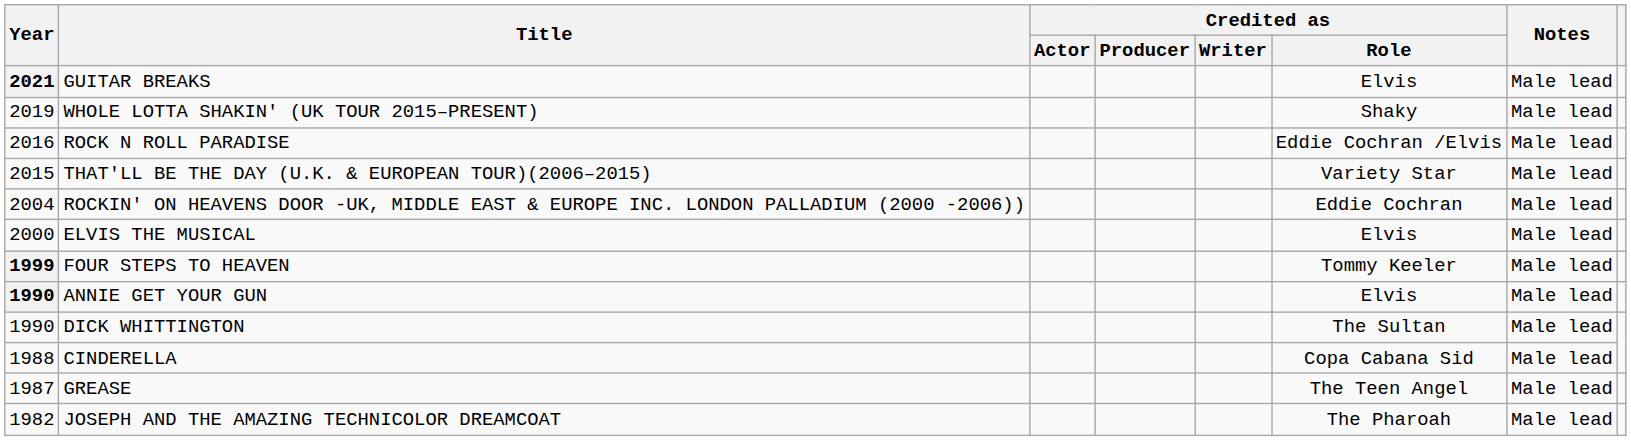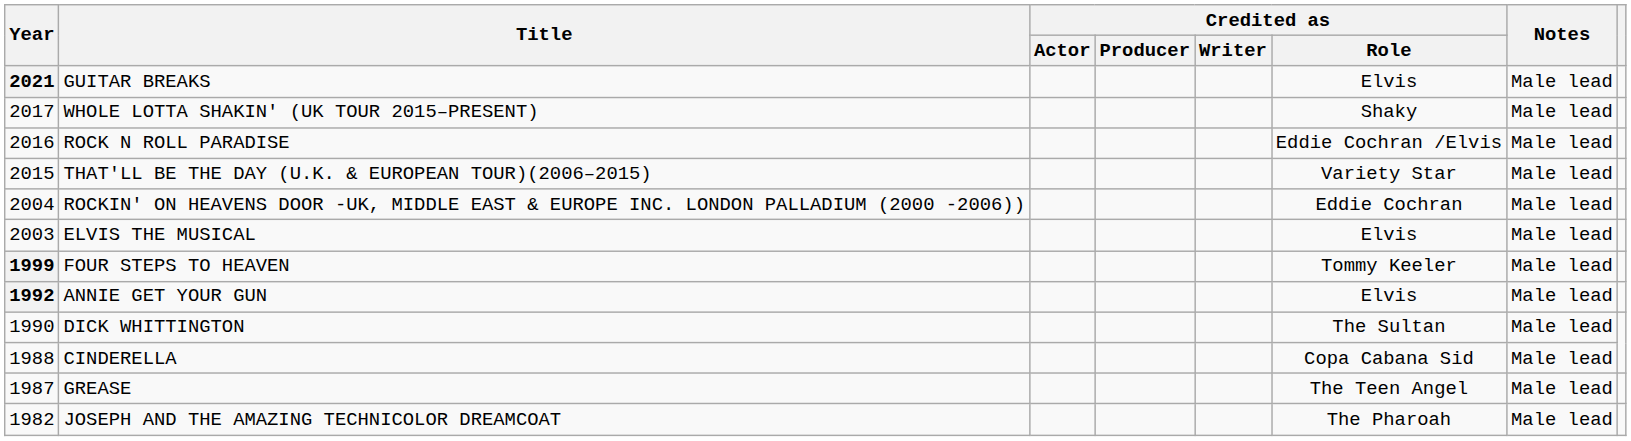(32, 112) 2019 -> (32, 112) 2017
(32, 235) 2000 -> (32, 235) 2003
(32, 297) 1990 -> (32, 297) 1992
